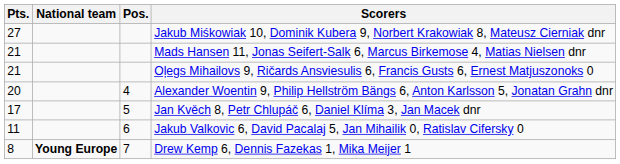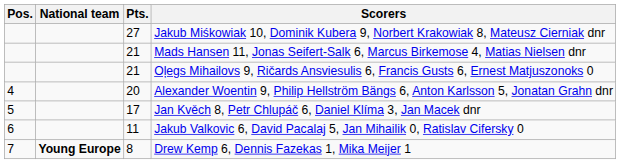columns swapped: (136, 14) <-> (18, 14)
